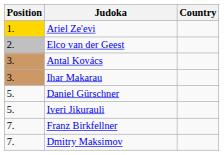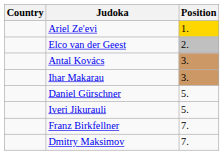columns swapped: (24, 12) <-> (198, 12)
